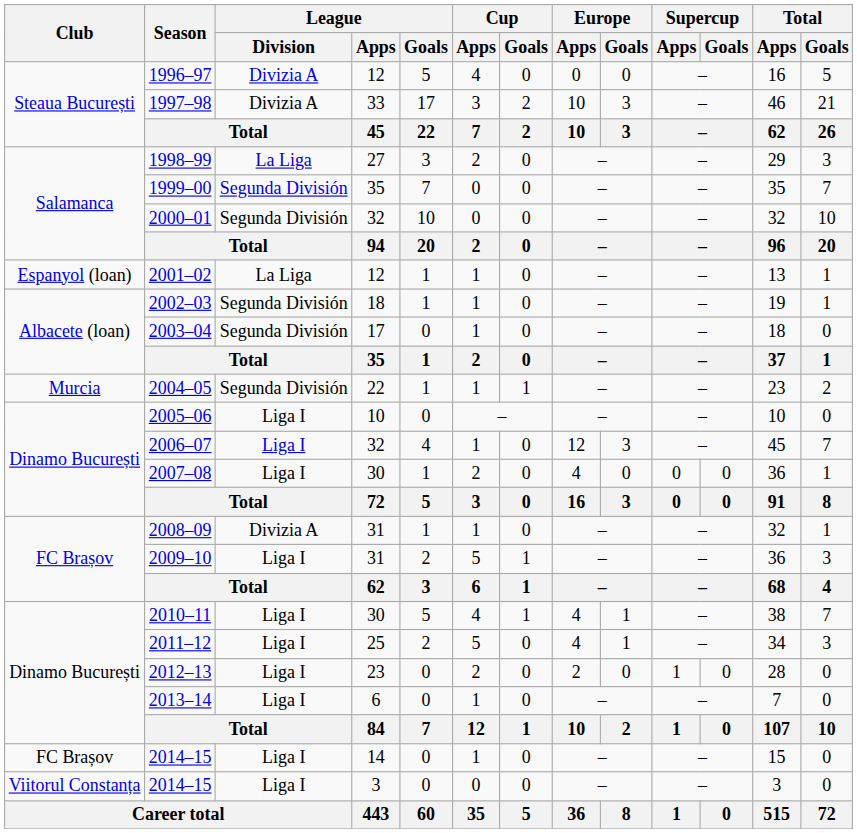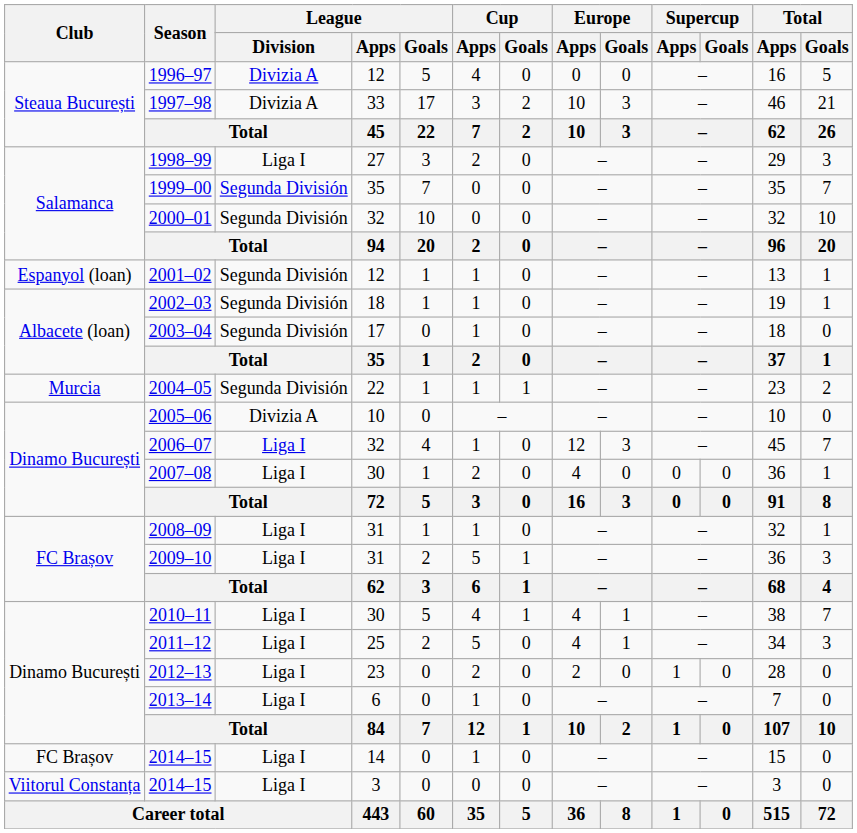(284, 160) La Liga -> (284, 160) Liga I
(284, 274) La Liga -> (284, 274) Segunda División
(284, 416) Liga I -> (284, 416) Divizia A
(284, 530) Divizia A -> (284, 530) Liga I
